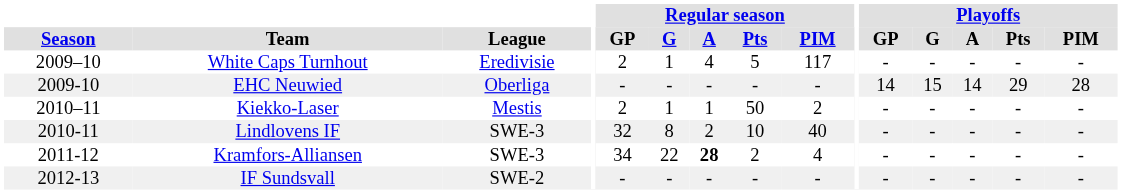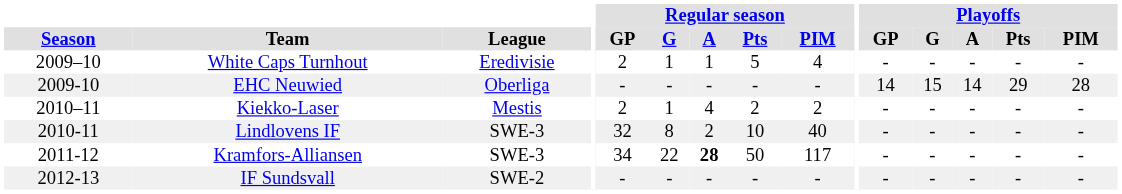(709, 61) 4 -> (709, 61) 1
(818, 61) 117 -> (818, 61) 4
(709, 108) 1 -> (709, 108) 4
(755, 108) 50 -> (755, 108) 2
(755, 154) 2 -> (755, 154) 50
(818, 154) 4 -> (818, 154) 117
